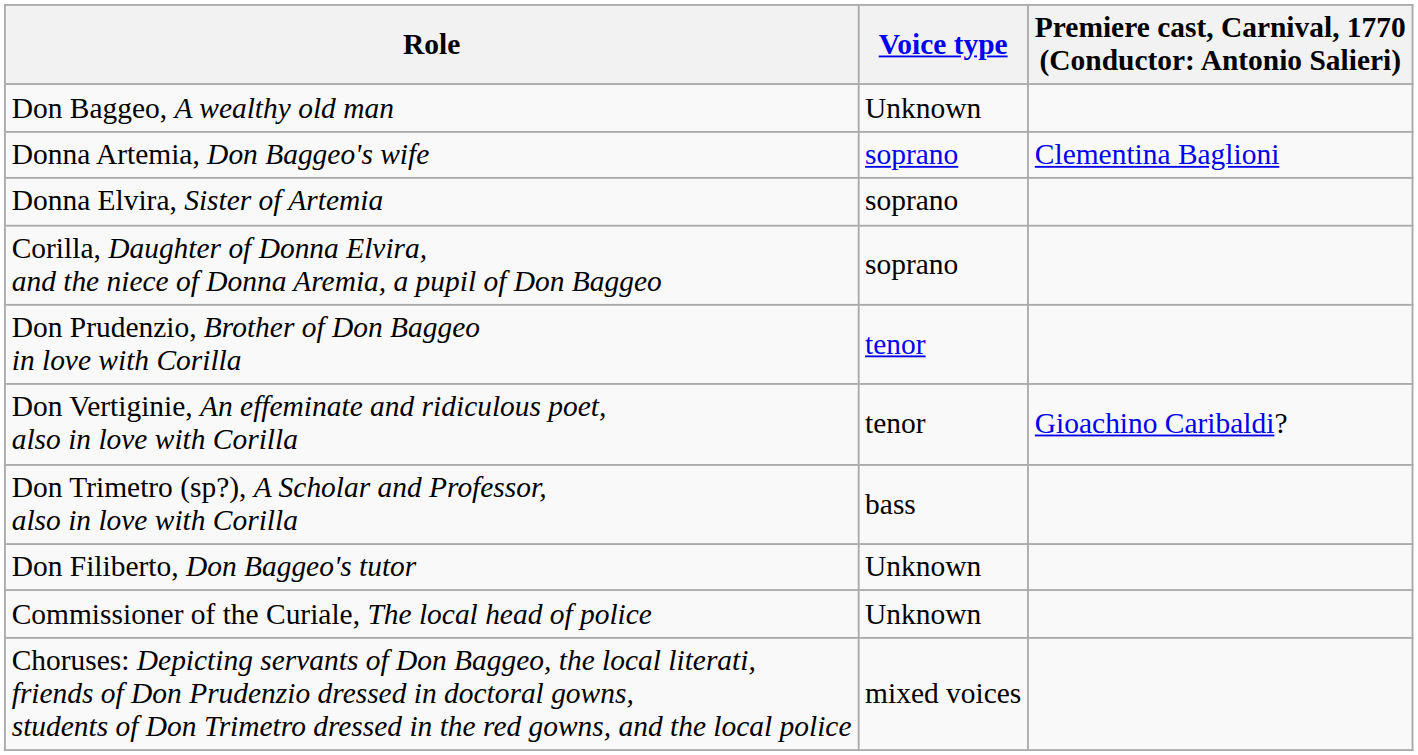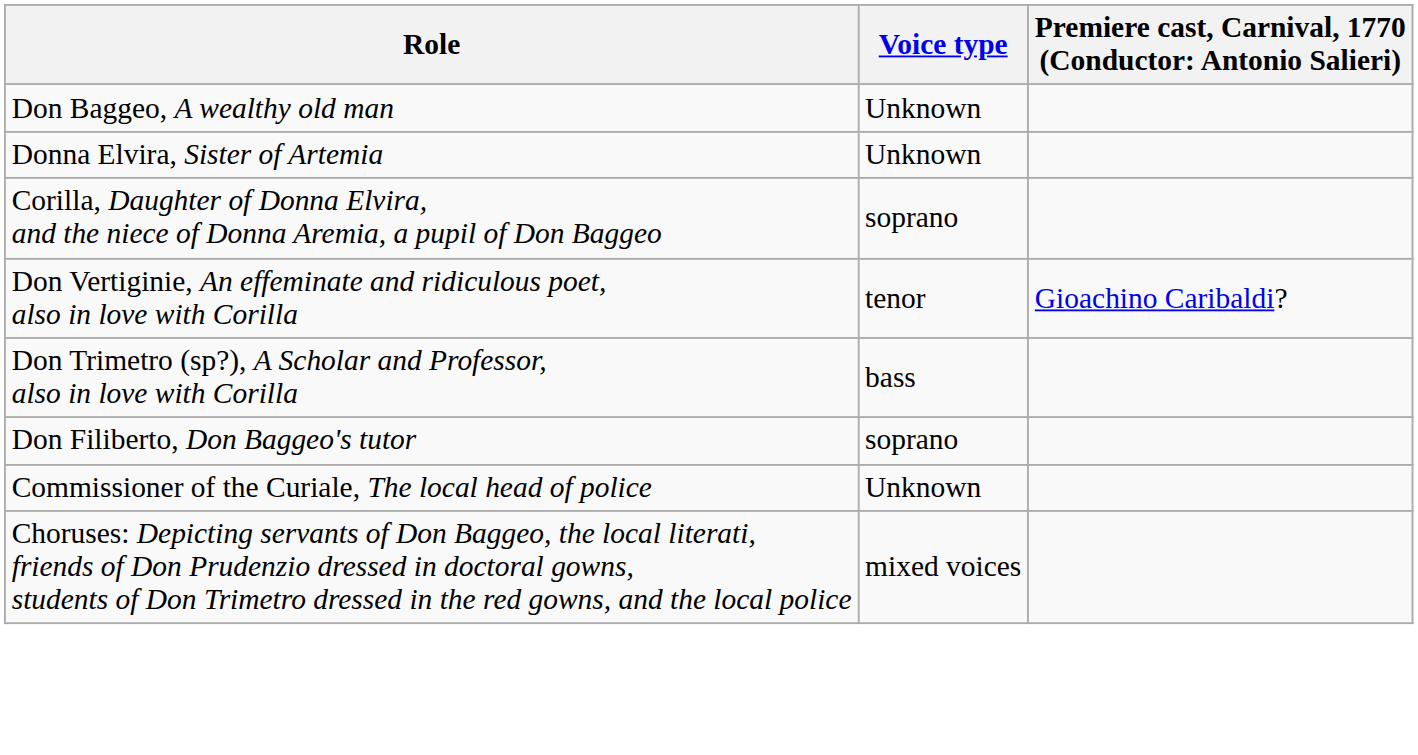- row: (221, 154)
(912, 201) soprano -> (923, 154) Unknown
- row: (246, 344)
(923, 566) Unknown -> (912, 440) soprano
